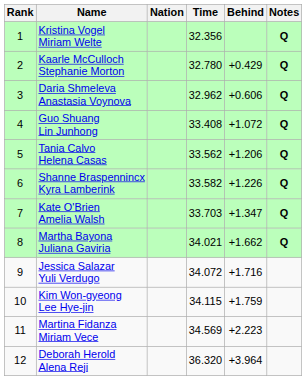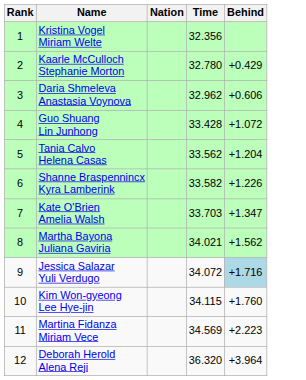- column: (284, 13)
(205, 124) 33.408 -> (205, 124) 33.428
(246, 154) +1.206 -> (246, 154) +1.204
(246, 242) +1.662 -> (246, 242) +1.562
(246, 272) no background -> (246, 272) lightblue background
(246, 301) +1.759 -> (246, 301) +1.760
